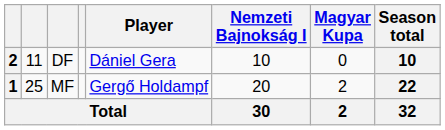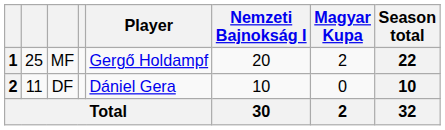rows swapped: (62, 86) <-> (62, 60)
